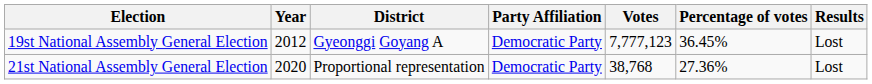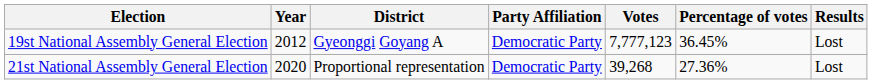(631, 66) 38,768 -> (631, 66) 39,268
